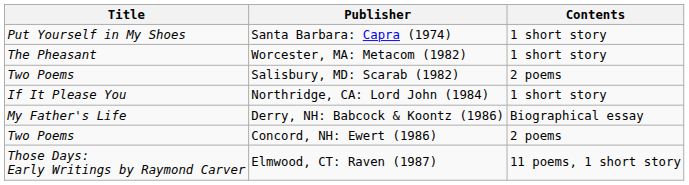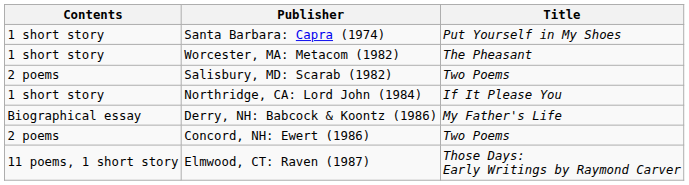columns swapped: (126, 15) <-> (595, 15)
